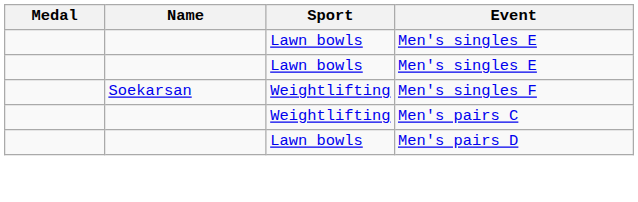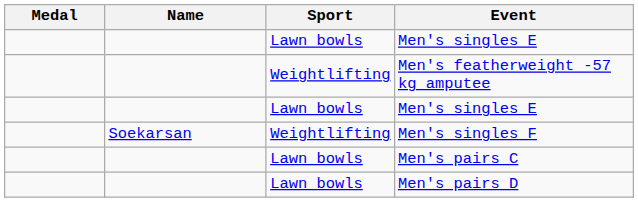+ row: (186, 76)
(330, 117) Weightlifting -> (316, 160) Lawn bowls
